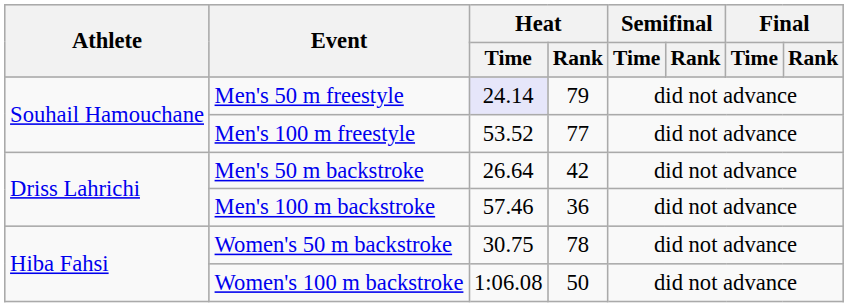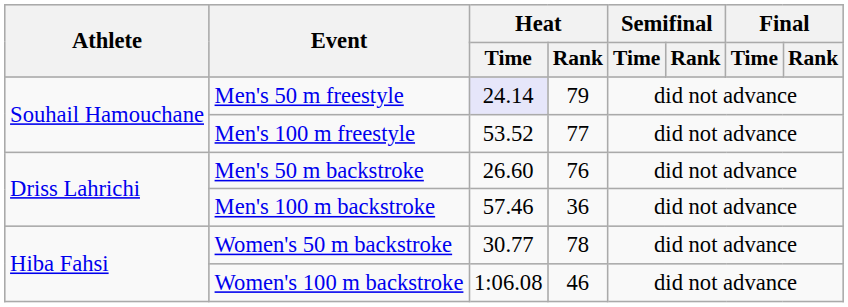(508, 170) 26.64 -> (508, 170) 26.60
(578, 170) 42 -> (578, 170) 76
(508, 245) 30.75 -> (508, 245) 30.77
(578, 282) 50 -> (578, 282) 46
